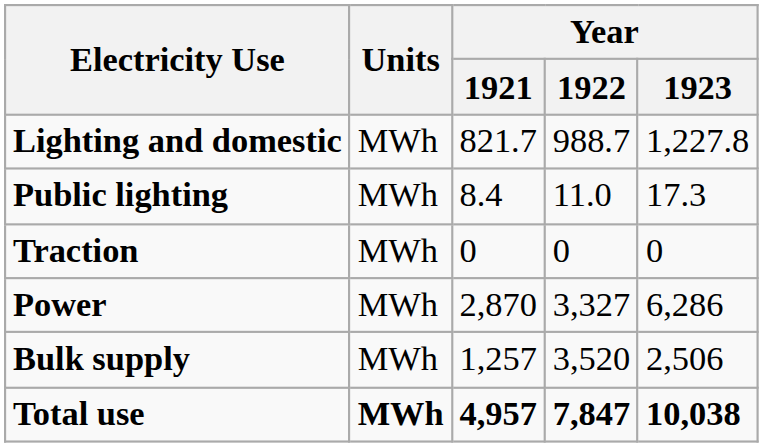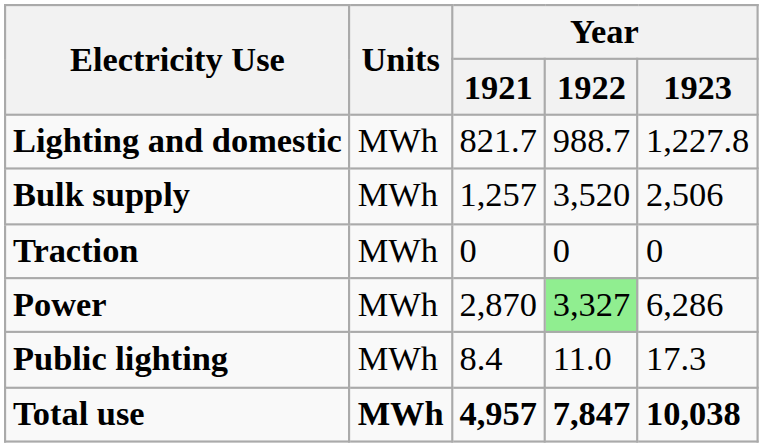rows swapped: (121, 195) <-> (101, 359)
(591, 304) no background -> (591, 304) lightgreen background
